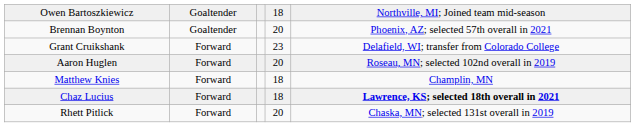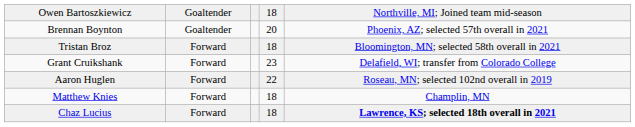+ row: (85, 46)
(278, 63) 20 -> (271, 79) 22
- row: (87, 113)
